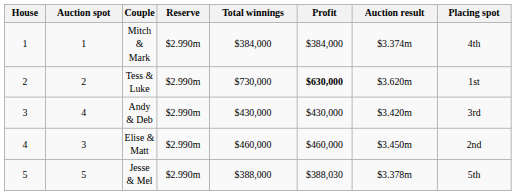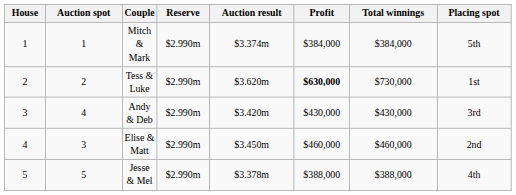columns swapped: (395, 13) <-> (253, 13)
(474, 44) 4th -> (474, 44) 5th
(324, 175) $388,030 -> (322, 175) $388,000
(474, 175) 5th -> (474, 175) 4th
